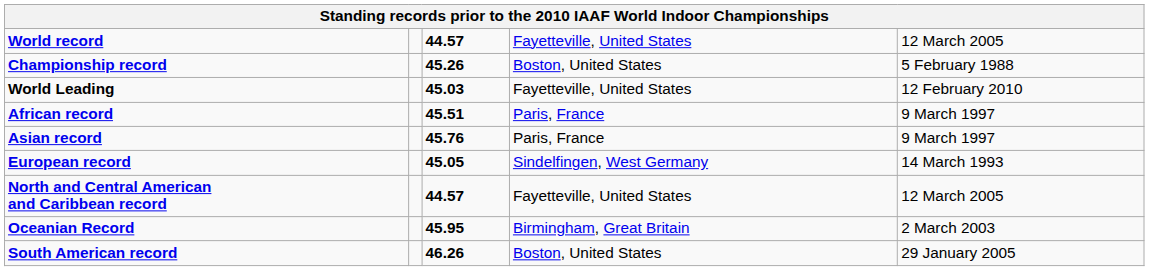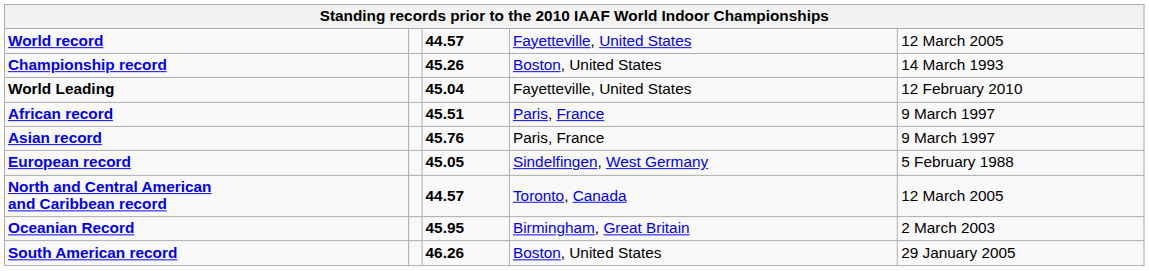(958, 65) 5 February 1988 -> (952, 65) 14 March 1993
(445, 89) 45.03 -> (445, 89) 45.04
(952, 162) 14 March 1993 -> (958, 162) 5 February 1988
(602, 195) Fayetteville, United States -> (570, 195) Toronto, Canada
